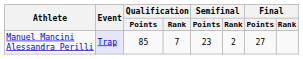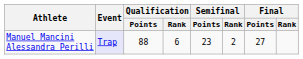(143, 42) 85 -> (143, 42) 88
(177, 42) 7 -> (177, 42) 6
